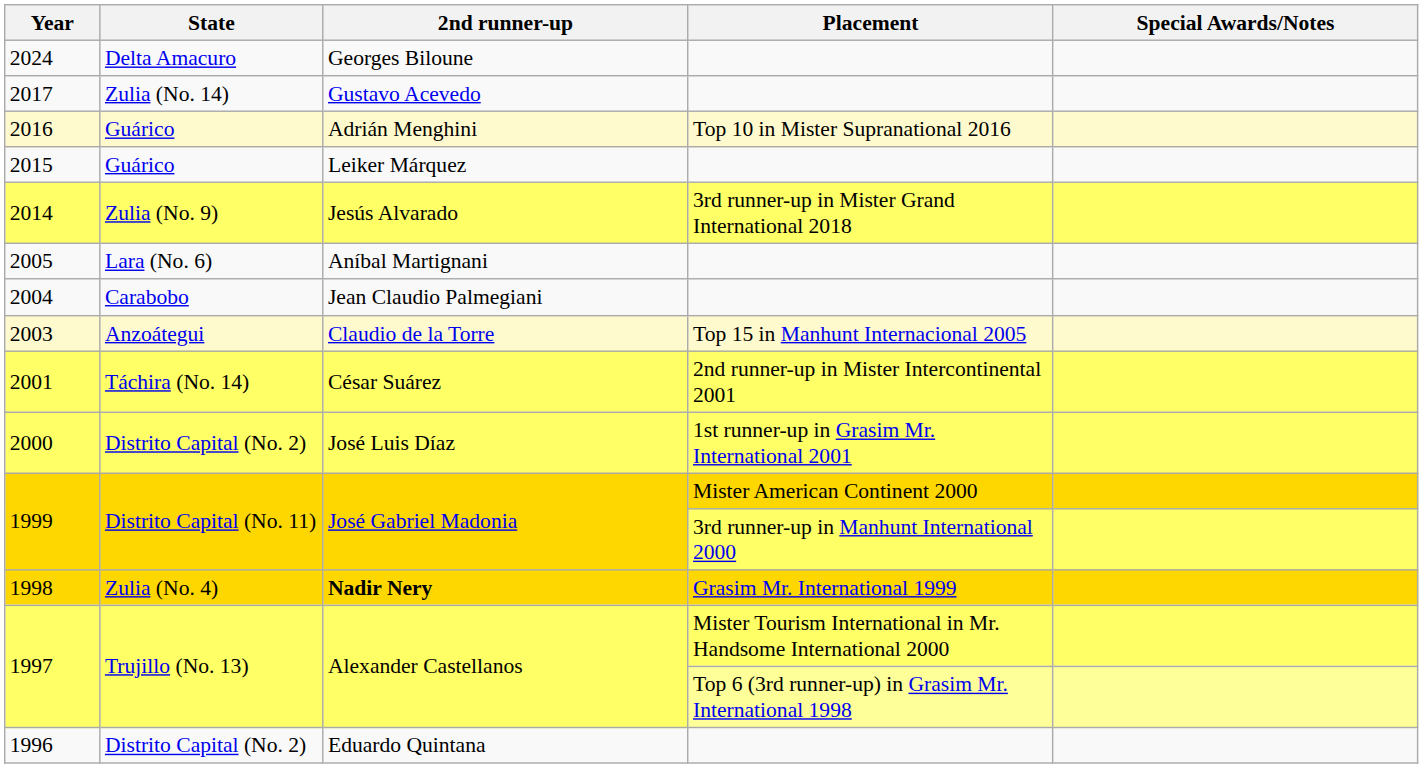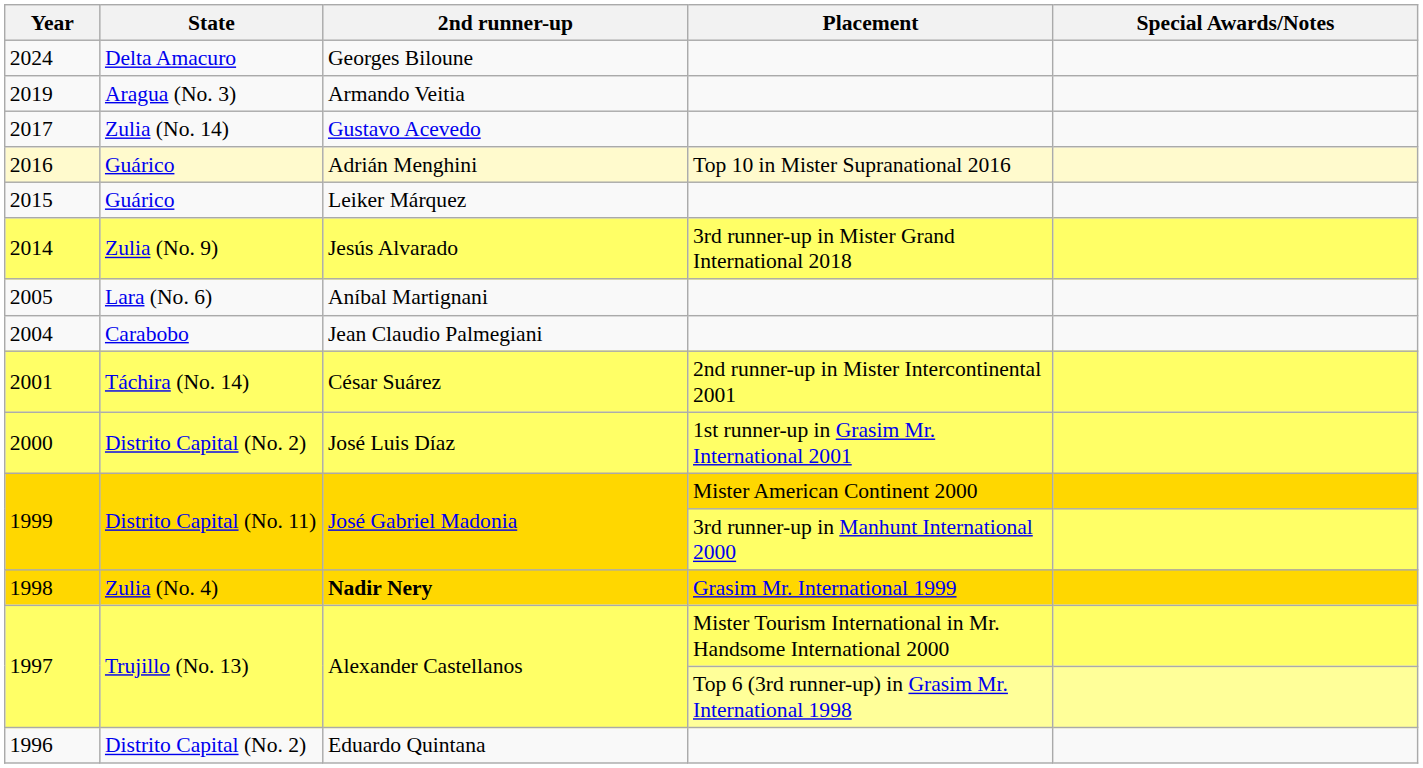+ row: (31, 93)
- row: (31, 332)
